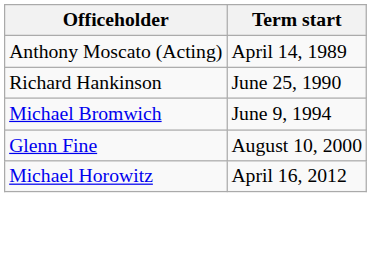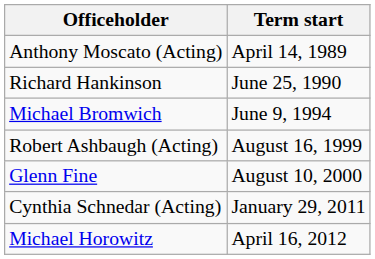+ row: (114, 144)
+ row: (115, 207)
